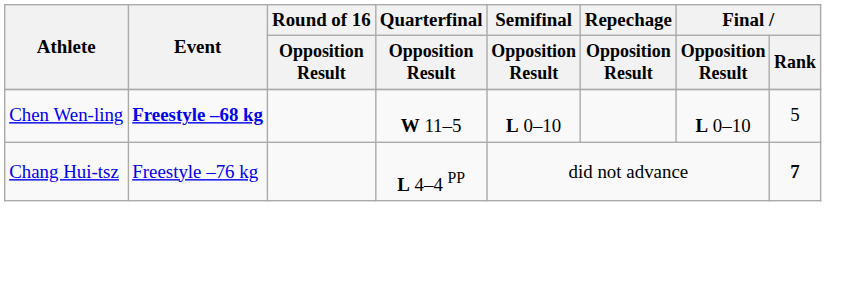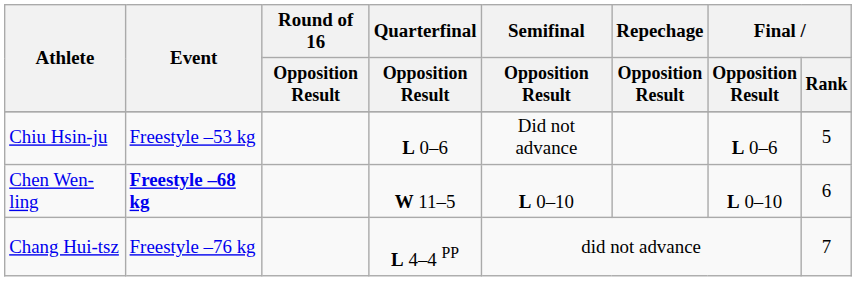+ row: (58, 137)
(795, 115) 5 -> (827, 190) 6
(795, 170) bold -> (827, 246) normal
